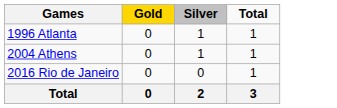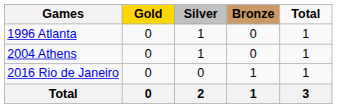+ column: (253, 14)
